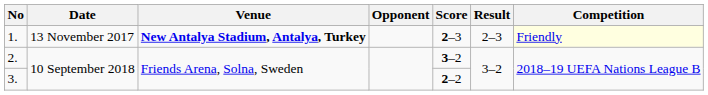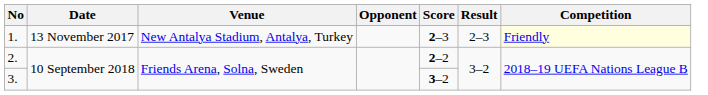(253, 36) bold -> (247, 36) normal
(451, 57) 3–2 -> (439, 57) 2–2
(451, 79) 2–2 -> (439, 79) 3–2
